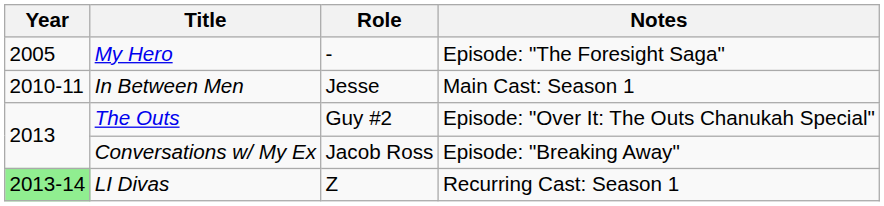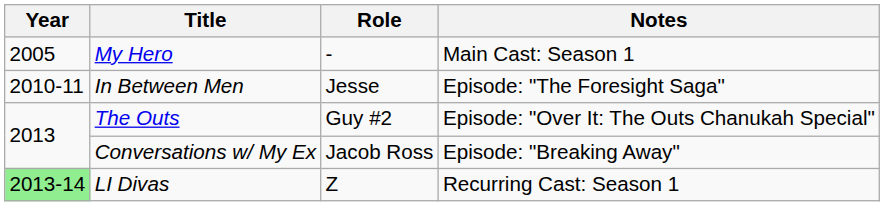(584, 53) Episode: "The Foresight Saga" -> (539, 53) Main Cast: Season 1
(539, 86) Main Cast: Season 1 -> (584, 86) Episode: "The Foresight Saga"
